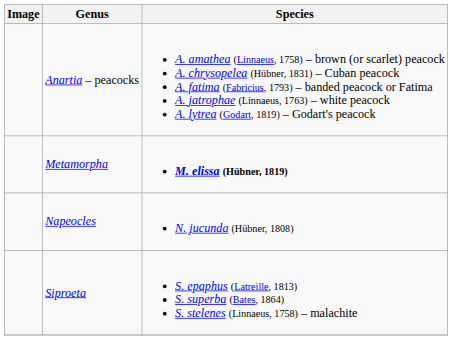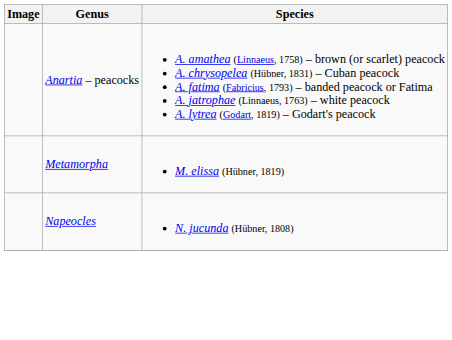(295, 171) bold -> (295, 171) normal
- row: (66, 292)
